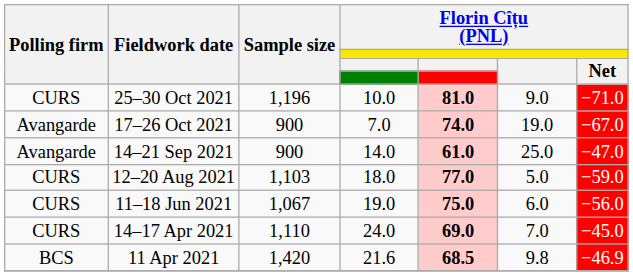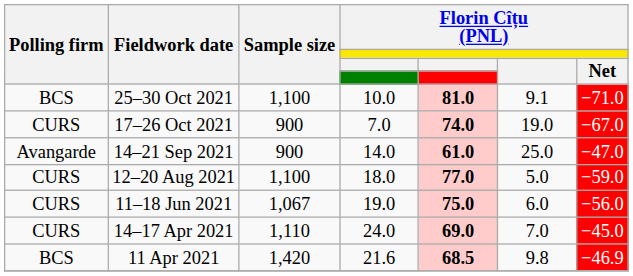(56, 98) CURS -> (56, 98) BCS
(290, 98) 1,196 -> (290, 98) 1,100
(537, 98) 9.0 -> (537, 98) 9.1
(56, 125) Avangarde -> (56, 125) CURS
(290, 178) 1,103 -> (290, 178) 1,100
